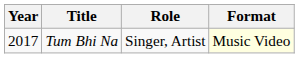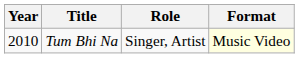(23, 40) 2017 -> (23, 40) 2010
